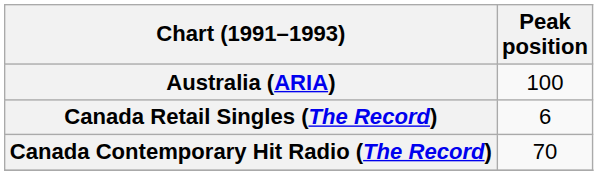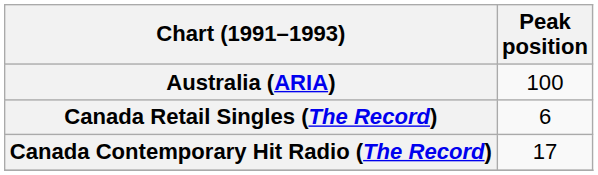(545, 151) 70 -> (545, 151) 17
